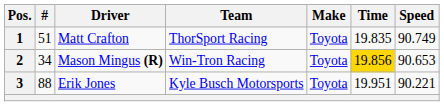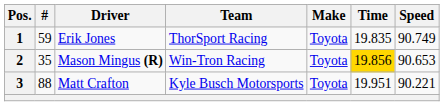(45, 38) 51 -> (45, 38) 59
(93, 38) Matt Crafton -> (87, 38) Erik Jones
(45, 61) 34 -> (45, 61) 35
(87, 83) Erik Jones -> (93, 83) Matt Crafton
